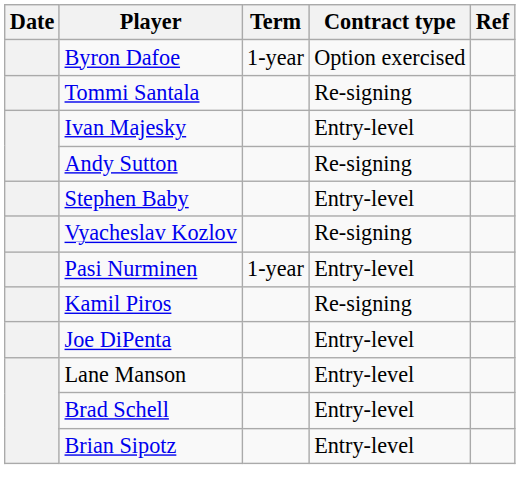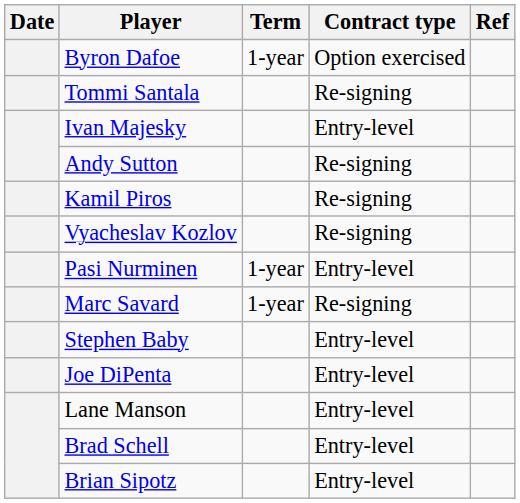rows swapped: (118, 304) <-> (127, 198)
+ row: (122, 304)
